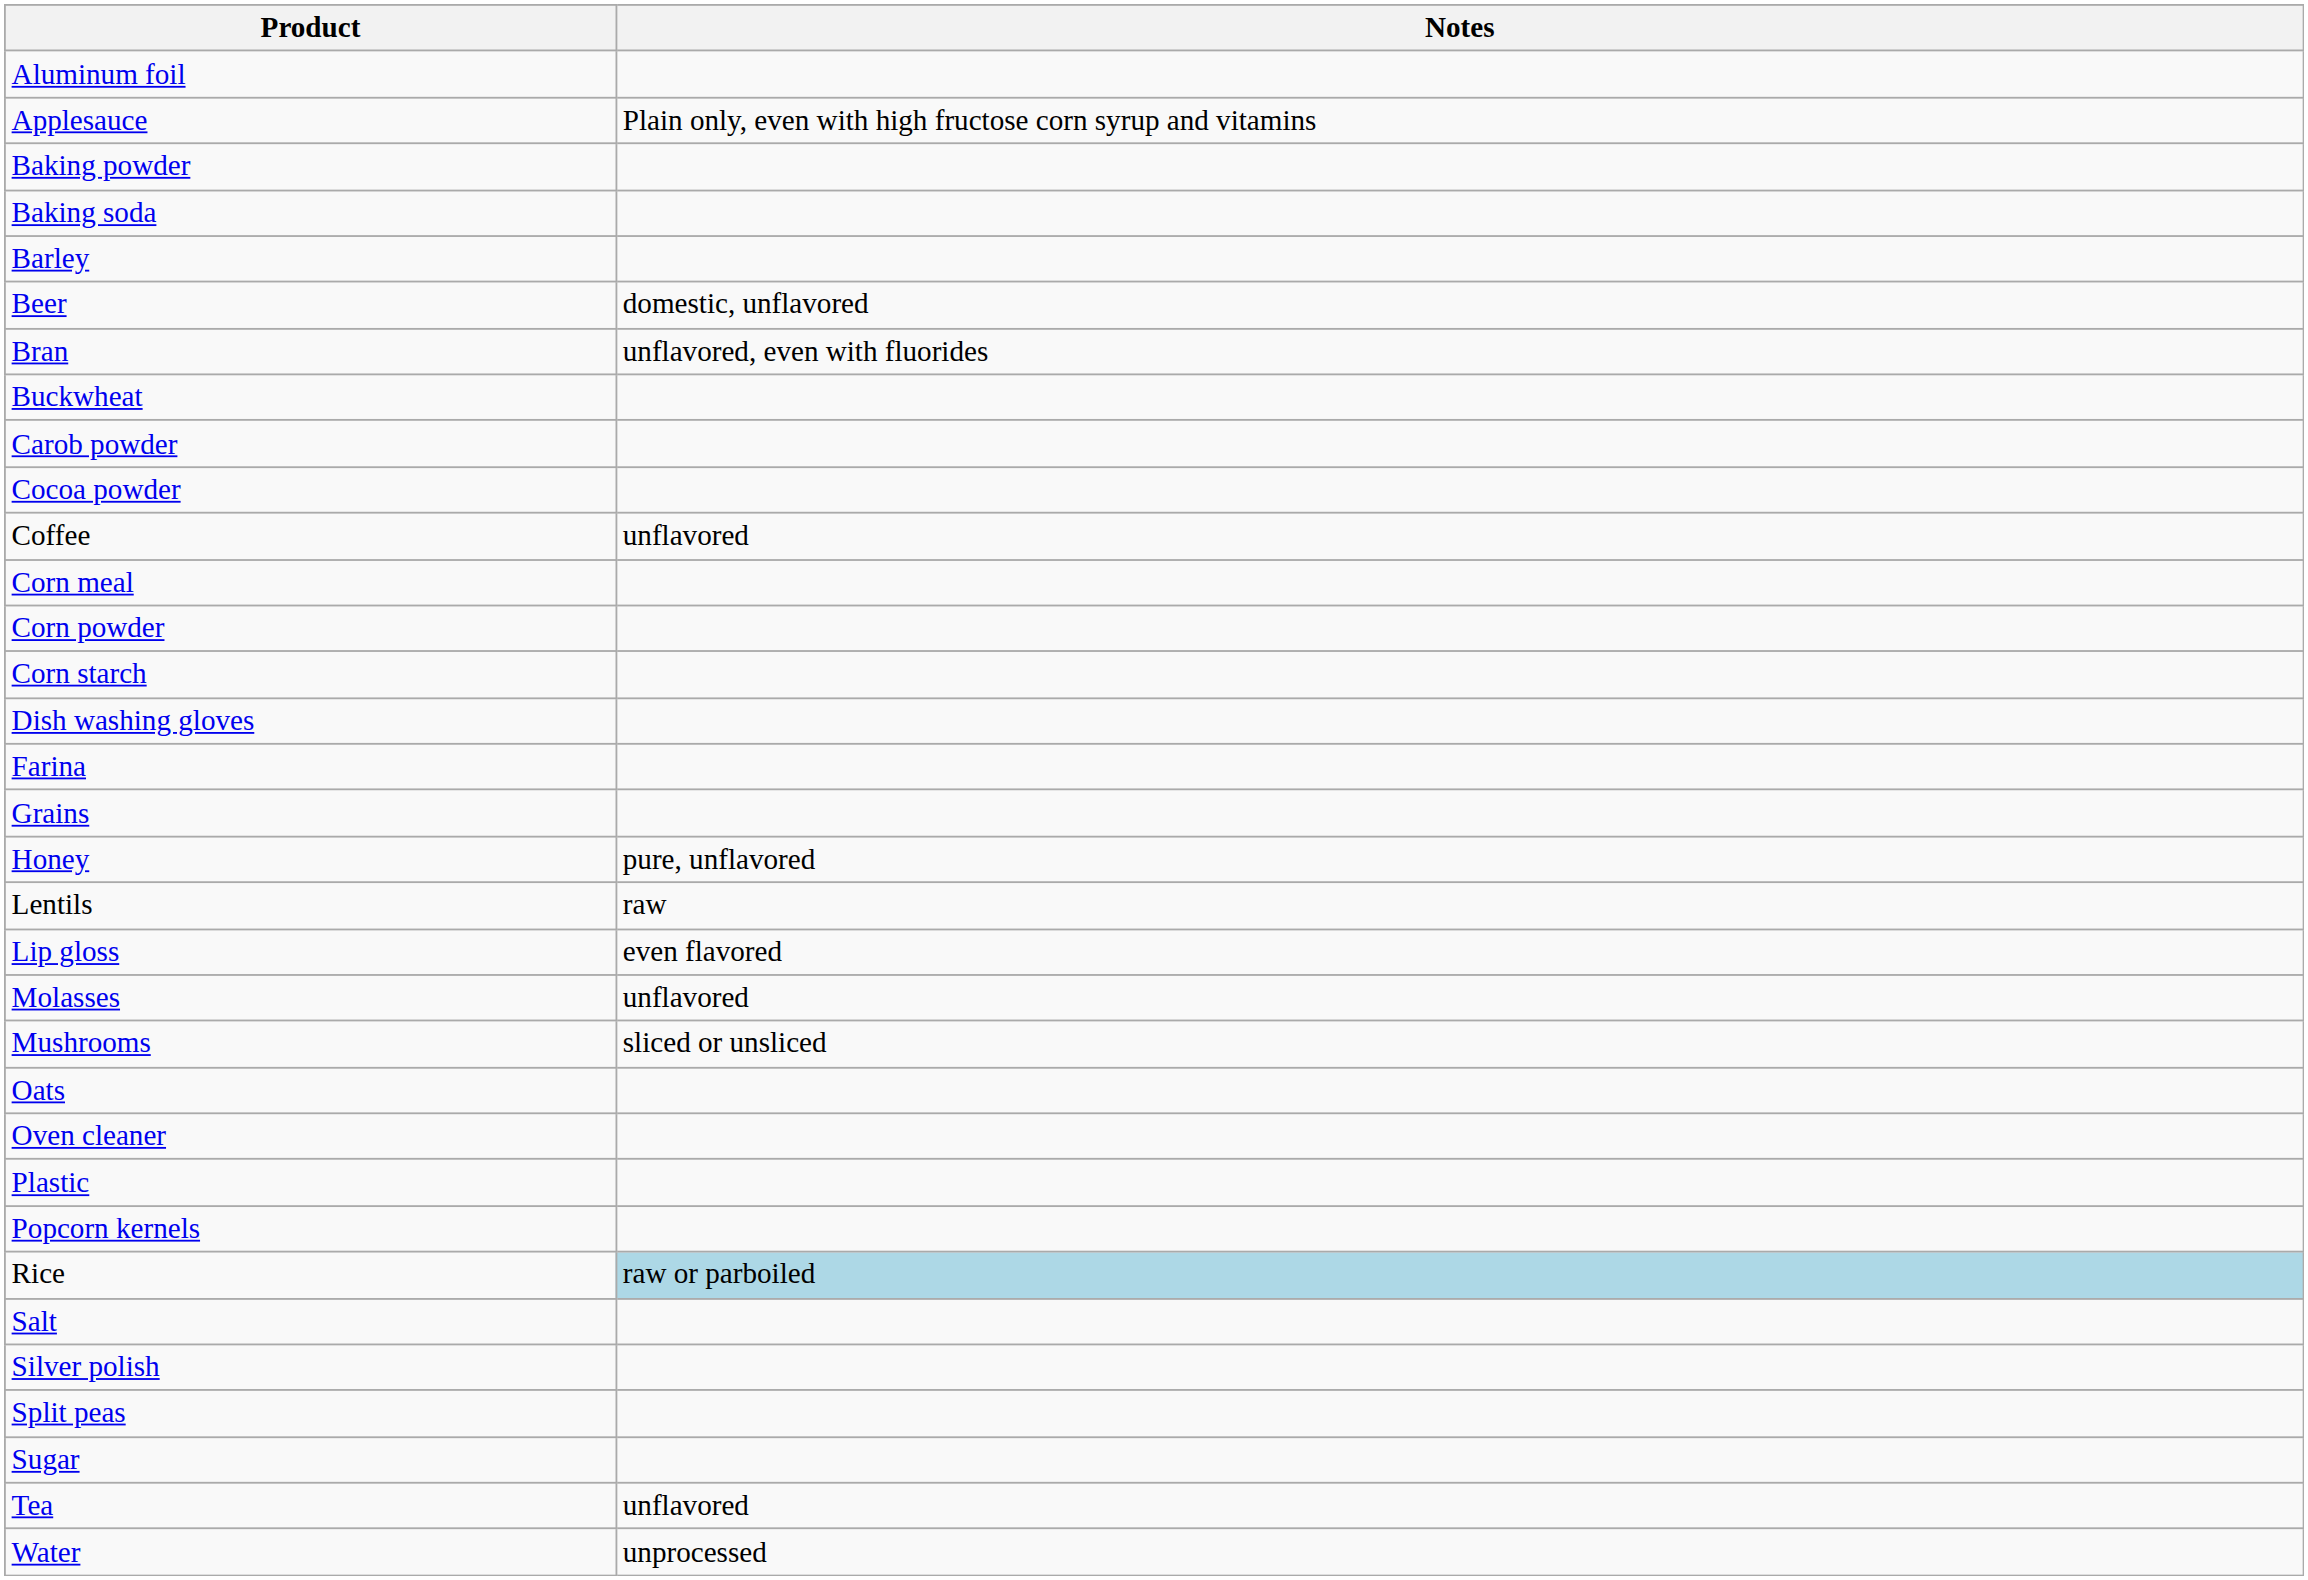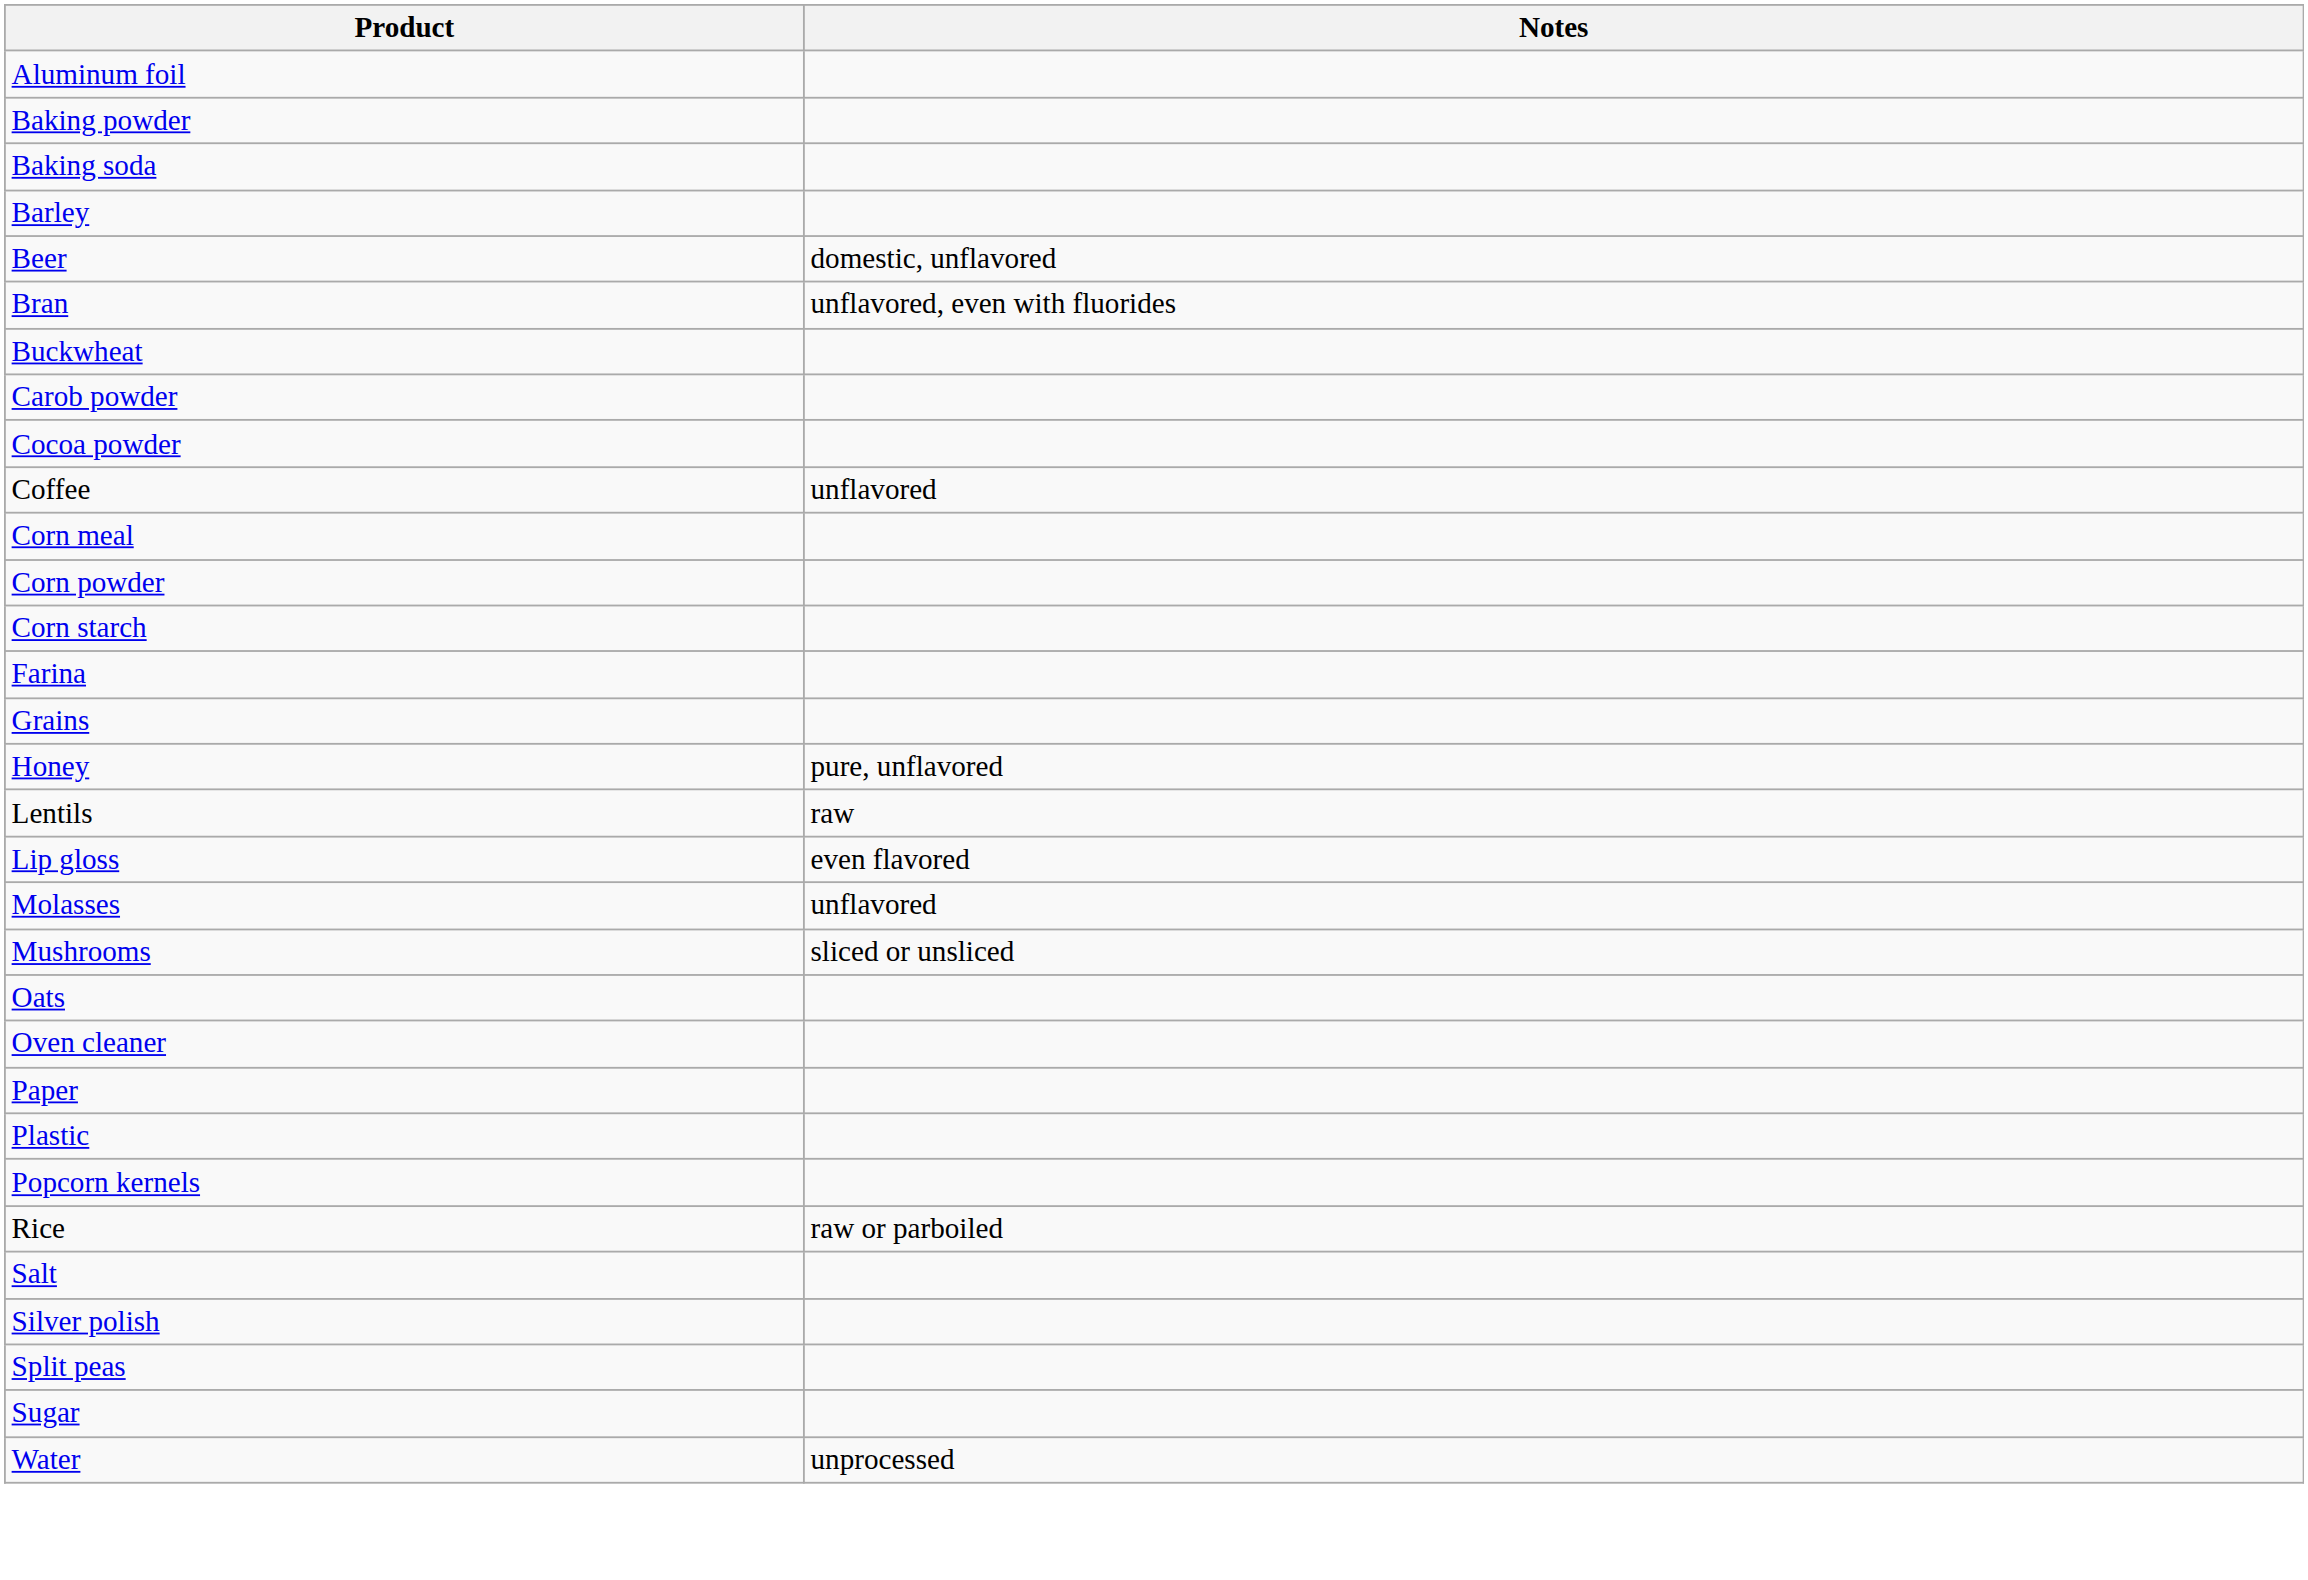- row: (80, 119)
- row: (133, 720)
+ row: (45, 1089)
(719, 1274) lightblue background -> (907, 1228) no background
- row: (32, 1505)
